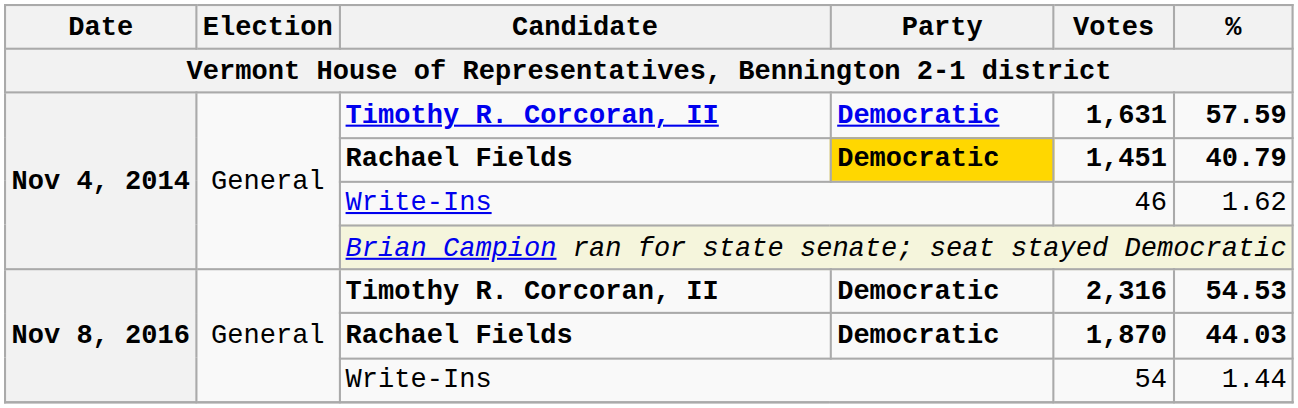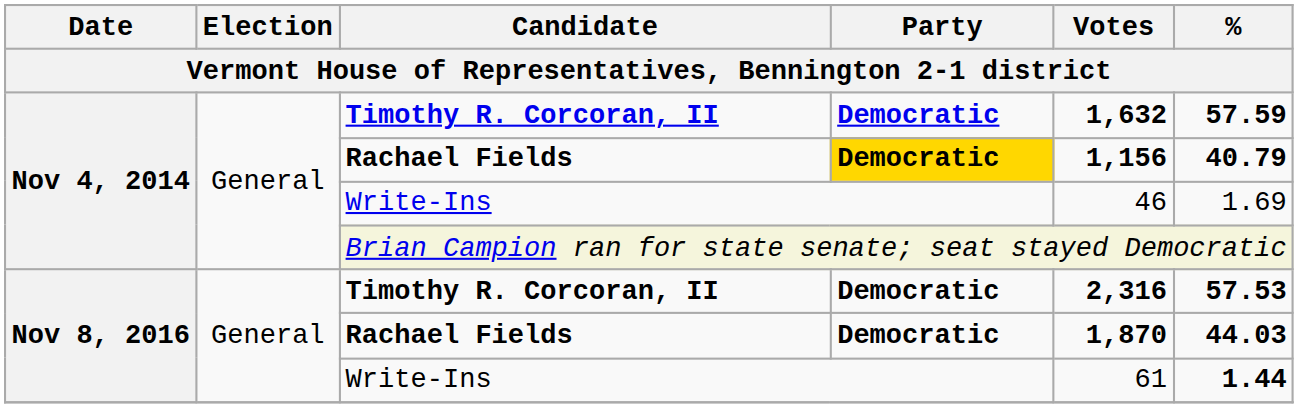(1126, 115) 1,631 -> (1126, 115) 1,632
(1126, 159) 1,451 -> (1126, 159) 1,156
(1254, 203) 1.62 -> (1254, 203) 1.69
(1246, 291) 54.53 -> (1246, 291) 57.53
(1151, 380) 54 -> (1151, 380) 61
(1254, 380) normal -> (1254, 380) bold
